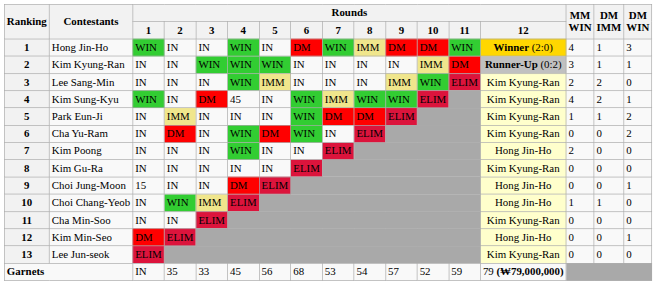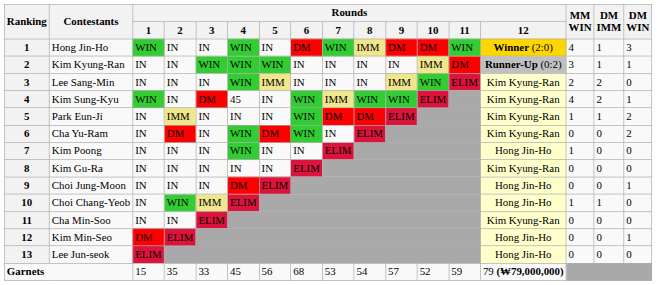(571, 151) 2 -> (571, 151) 1
(141, 185) 15 -> (141, 185) IN
(523, 254) Kim Kyung-Ran -> (523, 254) Hong Jin-Ho
(141, 271) IN -> (141, 271) 15
